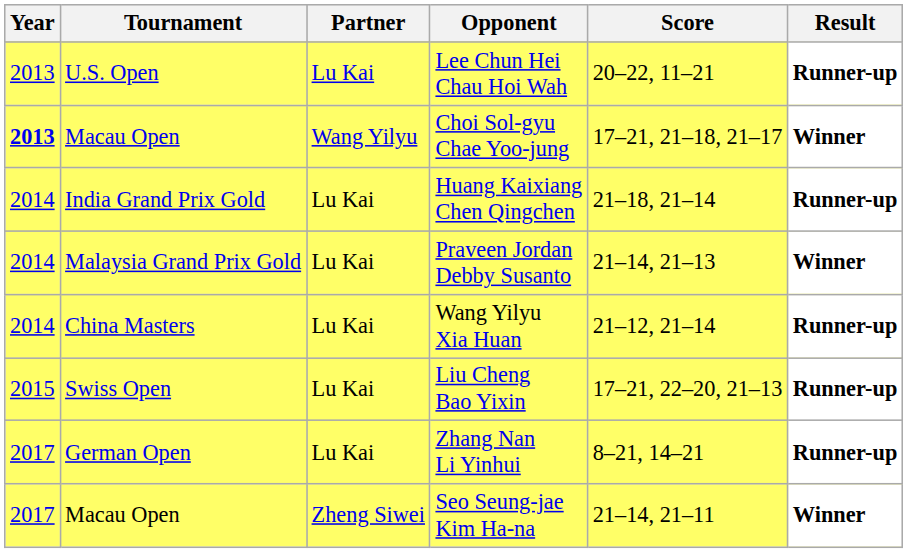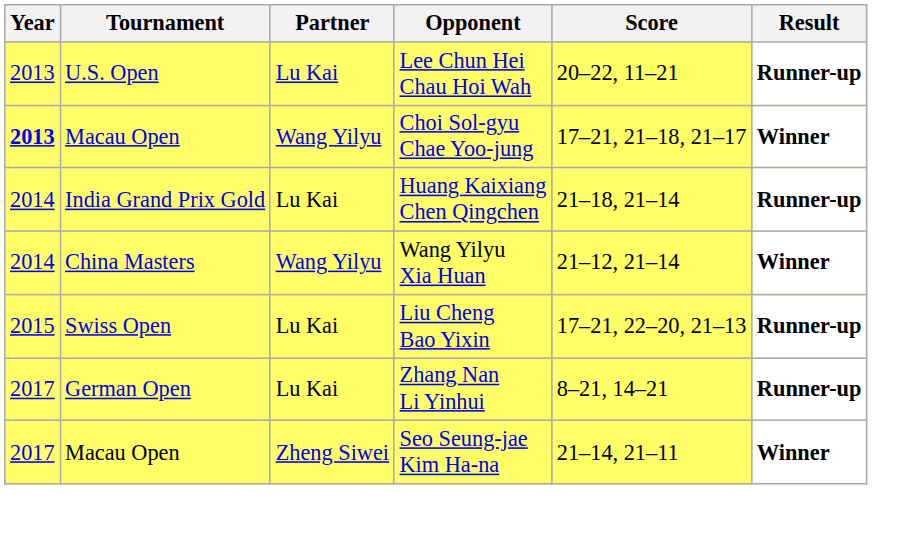- row: (504, 262)
(343, 325) Lu Kai -> (329, 262) Wang Yilyu
(845, 325) Runner-up -> (793, 262) Winner
